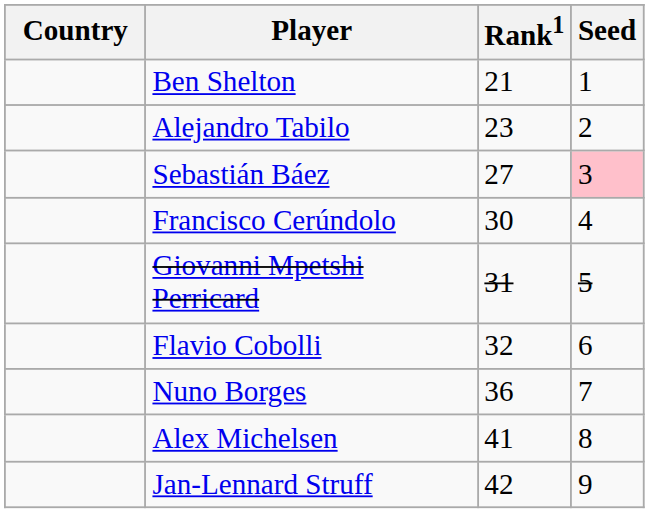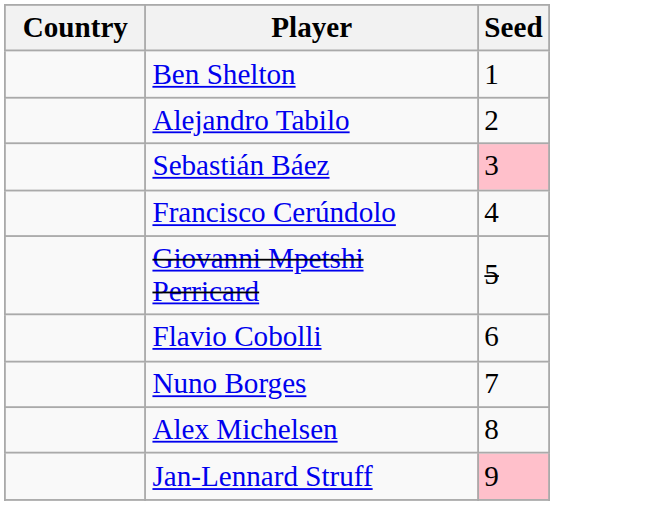- column: (524, 31)
(585, 483) no background -> (492, 475) pink background
